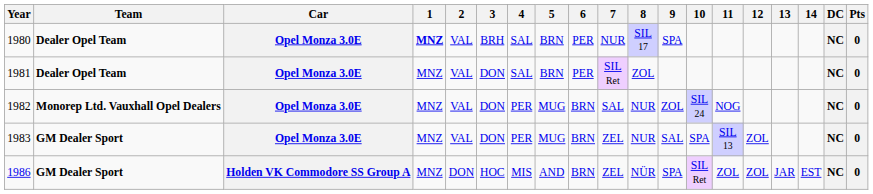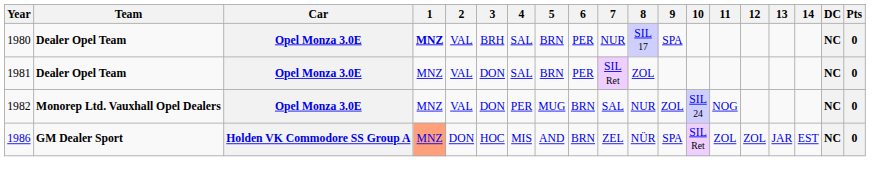- row: (19, 139)
(430, 172) no background -> (430, 139) lightsalmon background
